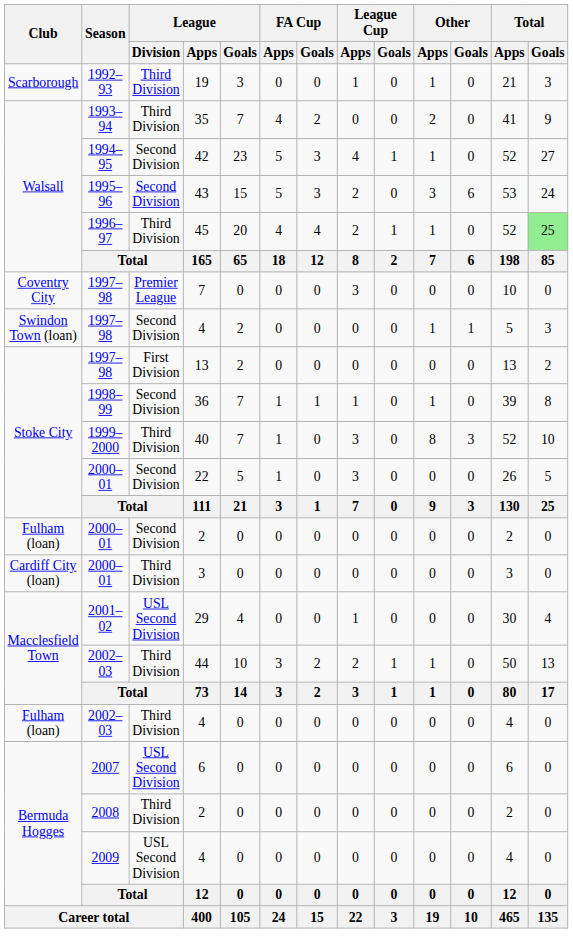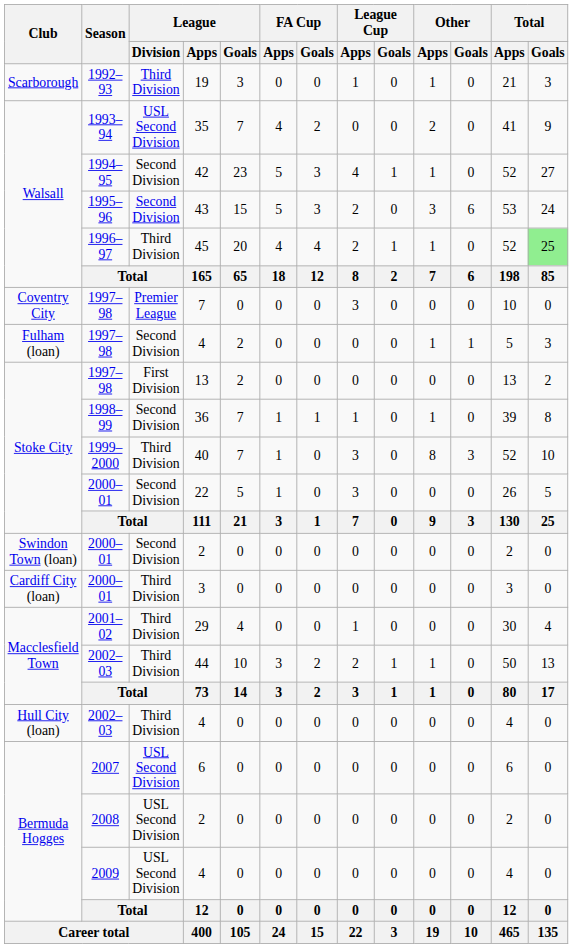(156, 119) Third Division -> (156, 127) USL Second Division
(43, 327) Swindon Town (loan) -> (43, 343) Fulham (loan)
(43, 536) Fulham (loan) -> (43, 551) Swindon Town (loan)
(156, 618) USL Second Division -> (156, 626) Third Division
(43, 722) Fulham (loan) -> (43, 722) Hull City (loan)
(156, 812) Third Division -> (156, 820) USL Second Division
